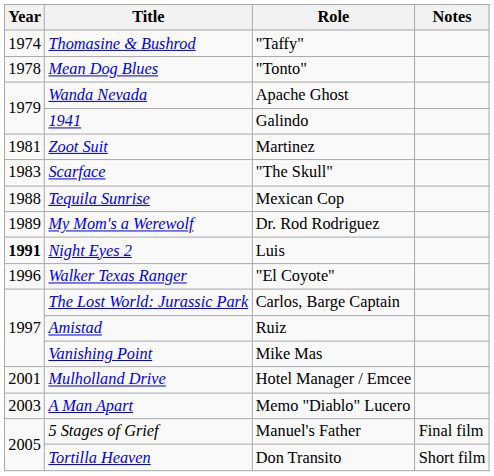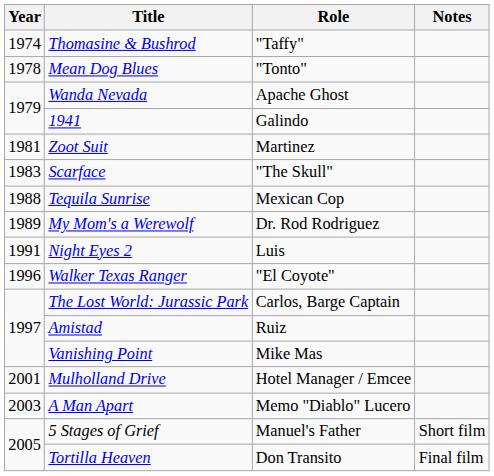(25, 250) bold -> (25, 250) normal
(451, 431) Final film -> (452, 431) Short film
(452, 457) Short film -> (451, 457) Final film
